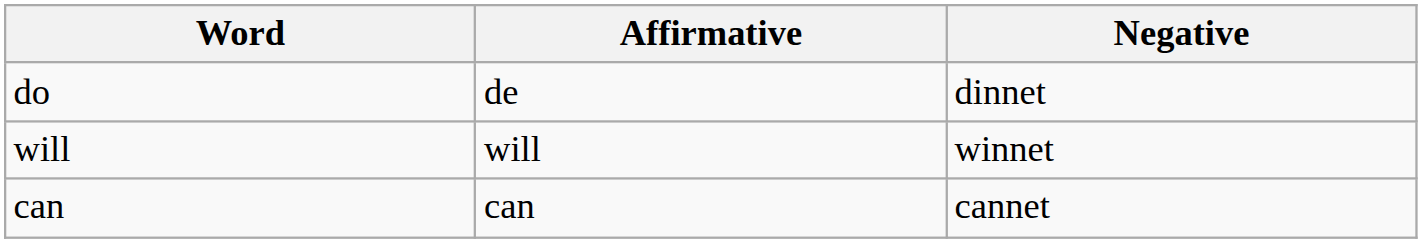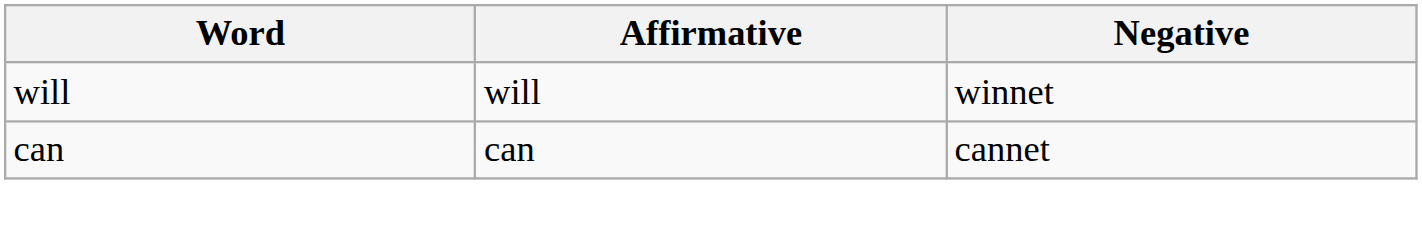- row: (32, 91)
